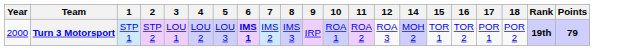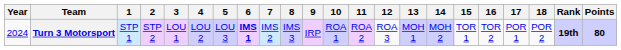+ column: (413, 12)
(17, 32) 2000 -> (17, 32) 2024
(572, 32) 79 -> (600, 32) 80
